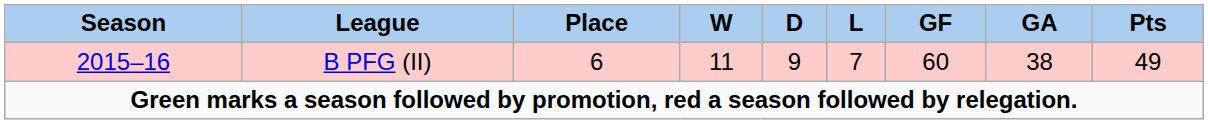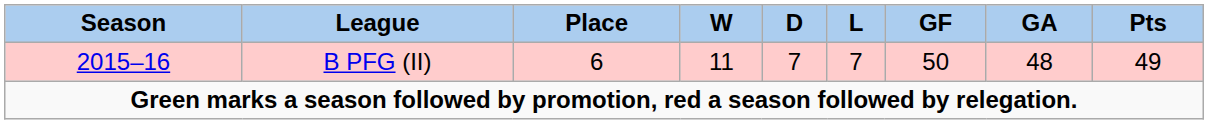(794, 61) 9 -> (794, 61) 7
(936, 61) 60 -> (936, 61) 50
(1040, 61) 38 -> (1040, 61) 48
